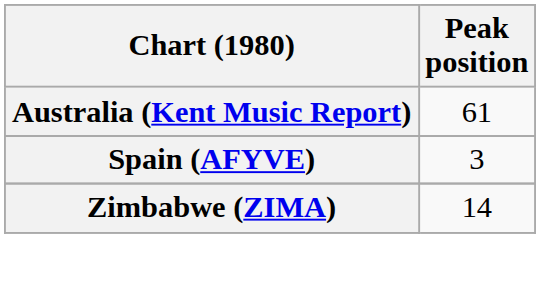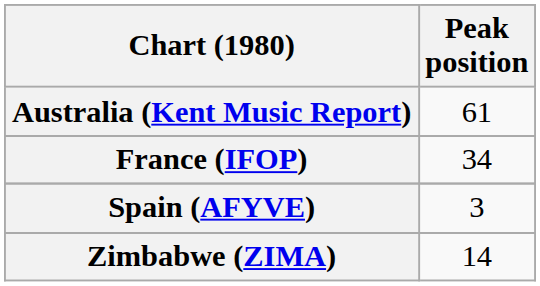+ row: (212, 159)
